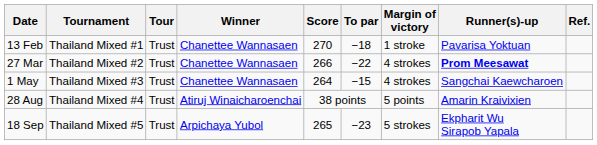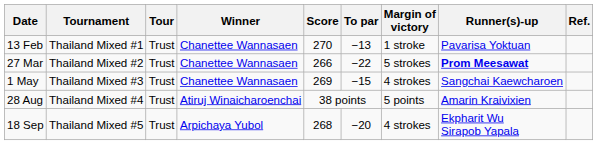(361, 45) −18 -> (361, 45) −13
(407, 63) 4 strokes -> (407, 63) 5 strokes
(323, 81) 264 -> (323, 81) 269
(323, 125) 265 -> (323, 125) 268
(361, 125) −23 -> (361, 125) −20
(407, 125) 5 strokes -> (407, 125) 4 strokes
